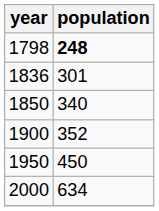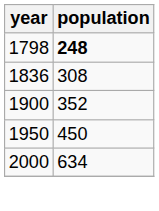(72, 76) 301 -> (72, 76) 308
- row: (29, 104)
